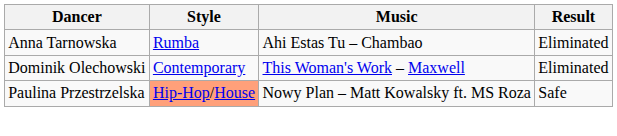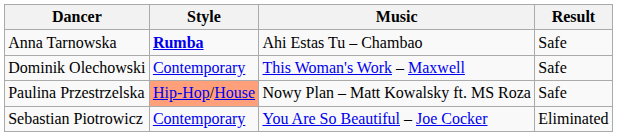(176, 42) normal -> (178, 42) bold
(573, 42) Eliminated -> (553, 42) Safe
(573, 67) Eliminated -> (553, 67) Safe
+ row: (76, 118)
